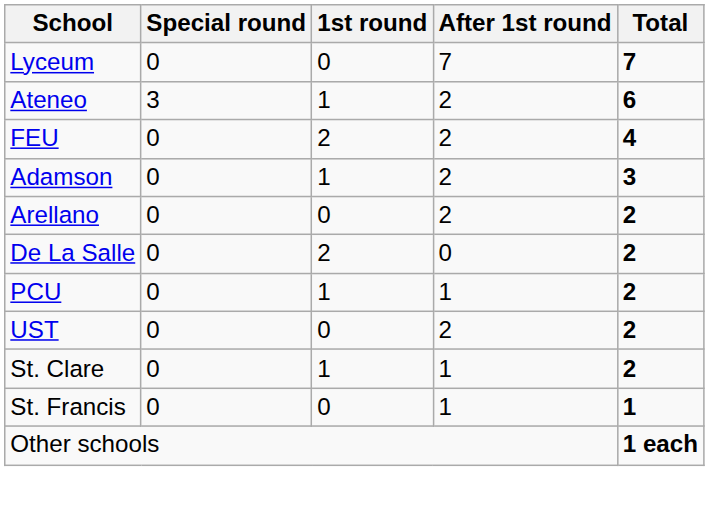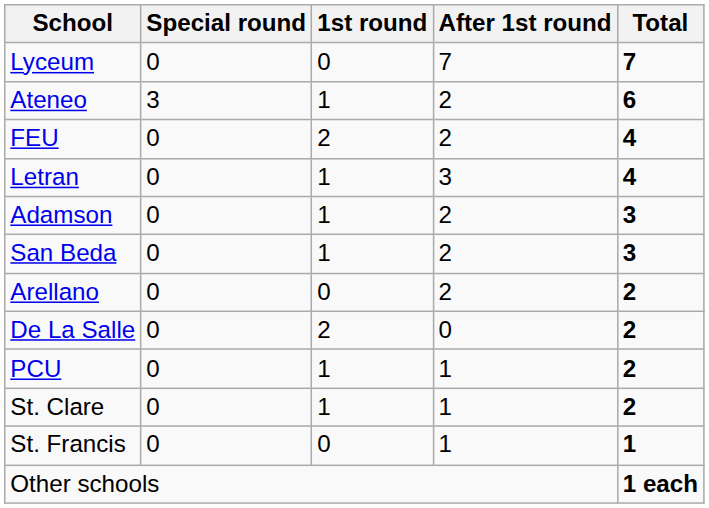+ row: (45, 176)
+ row: (63, 253)
- row: (34, 330)
